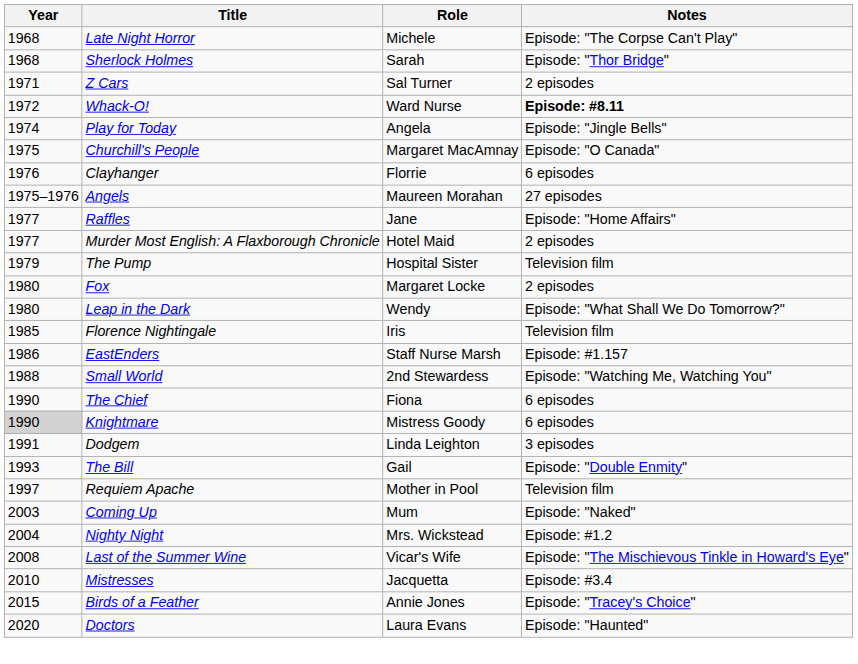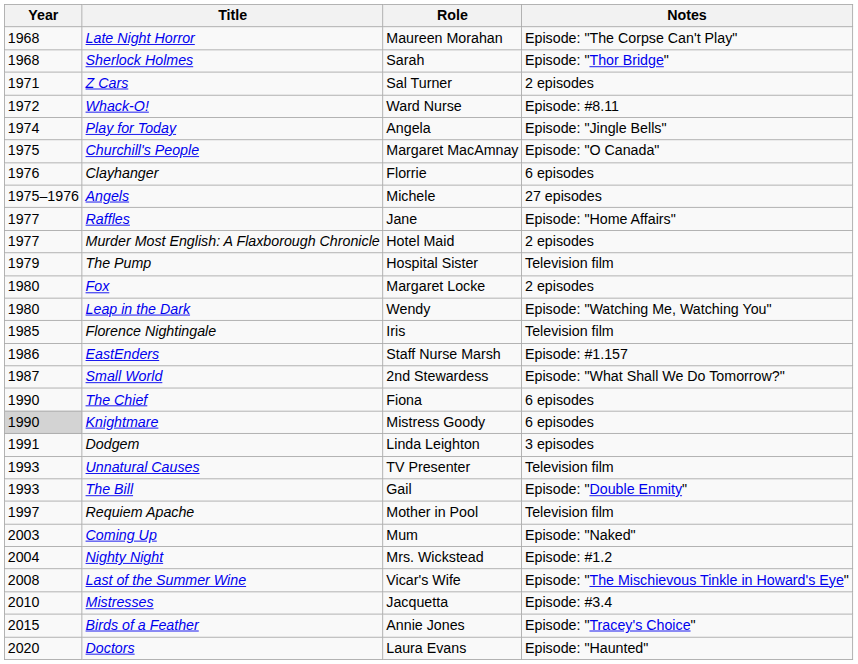(411, 38) Michele -> (444, 38) Maureen Morahan
(574, 106) bold -> (572, 106) normal
(444, 196) Maureen Morahan -> (411, 196) Michele
(655, 309) Episode: "What Shall We Do Tomorrow?" -> (648, 309) Episode: "Watching Me, Watching You"
(24, 377) 1988 -> (24, 377) 1987
(648, 377) Episode: "Watching Me, Watching You" -> (655, 377) Episode: "What Shall We Do Tomorrow?"
+ row: (143, 467)
